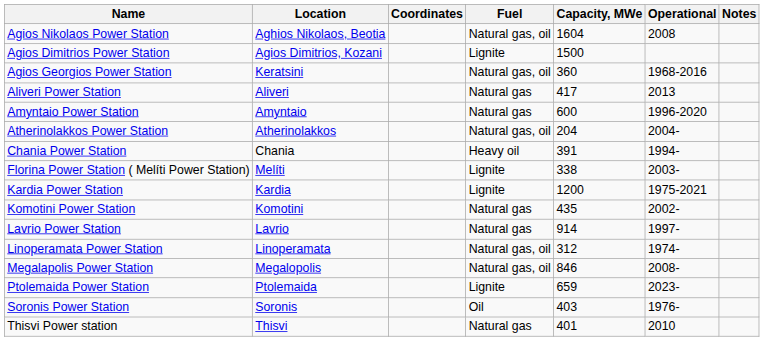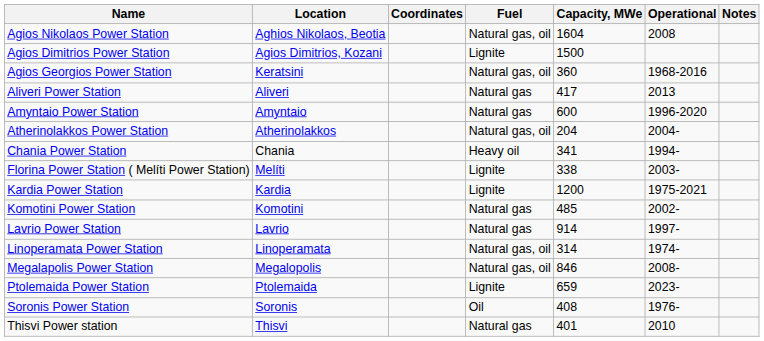(567, 151) 391 -> (567, 151) 341
(567, 209) 435 -> (567, 209) 485
(567, 248) 312 -> (567, 248) 314
(567, 307) 403 -> (567, 307) 408
